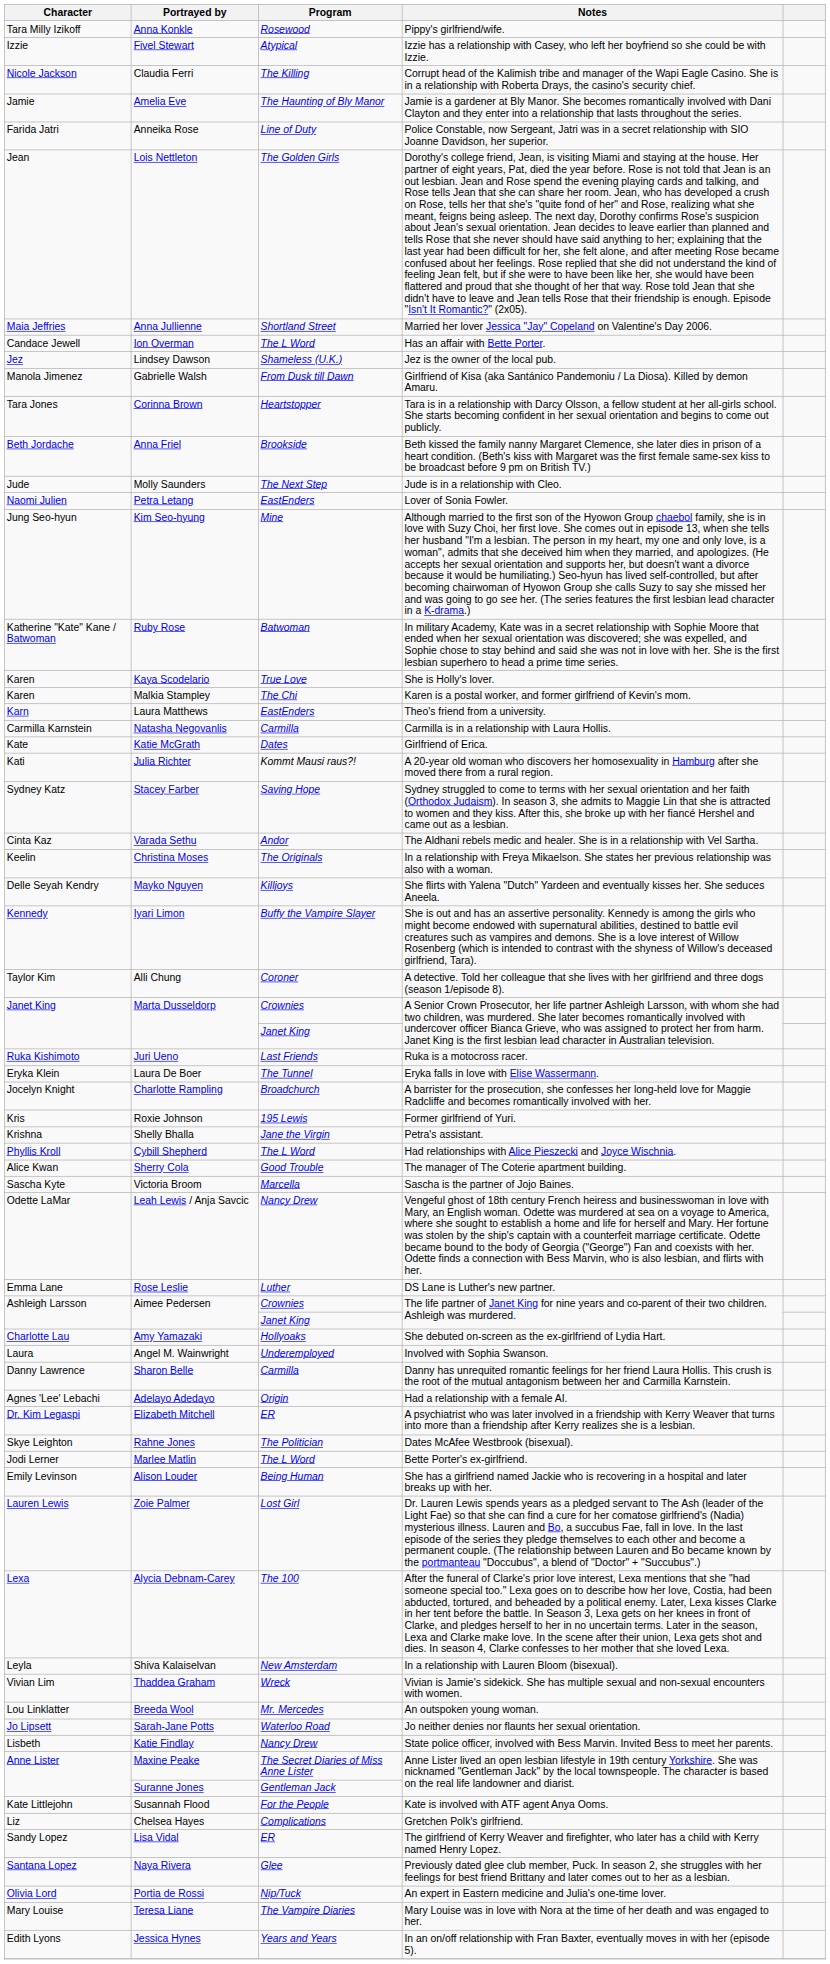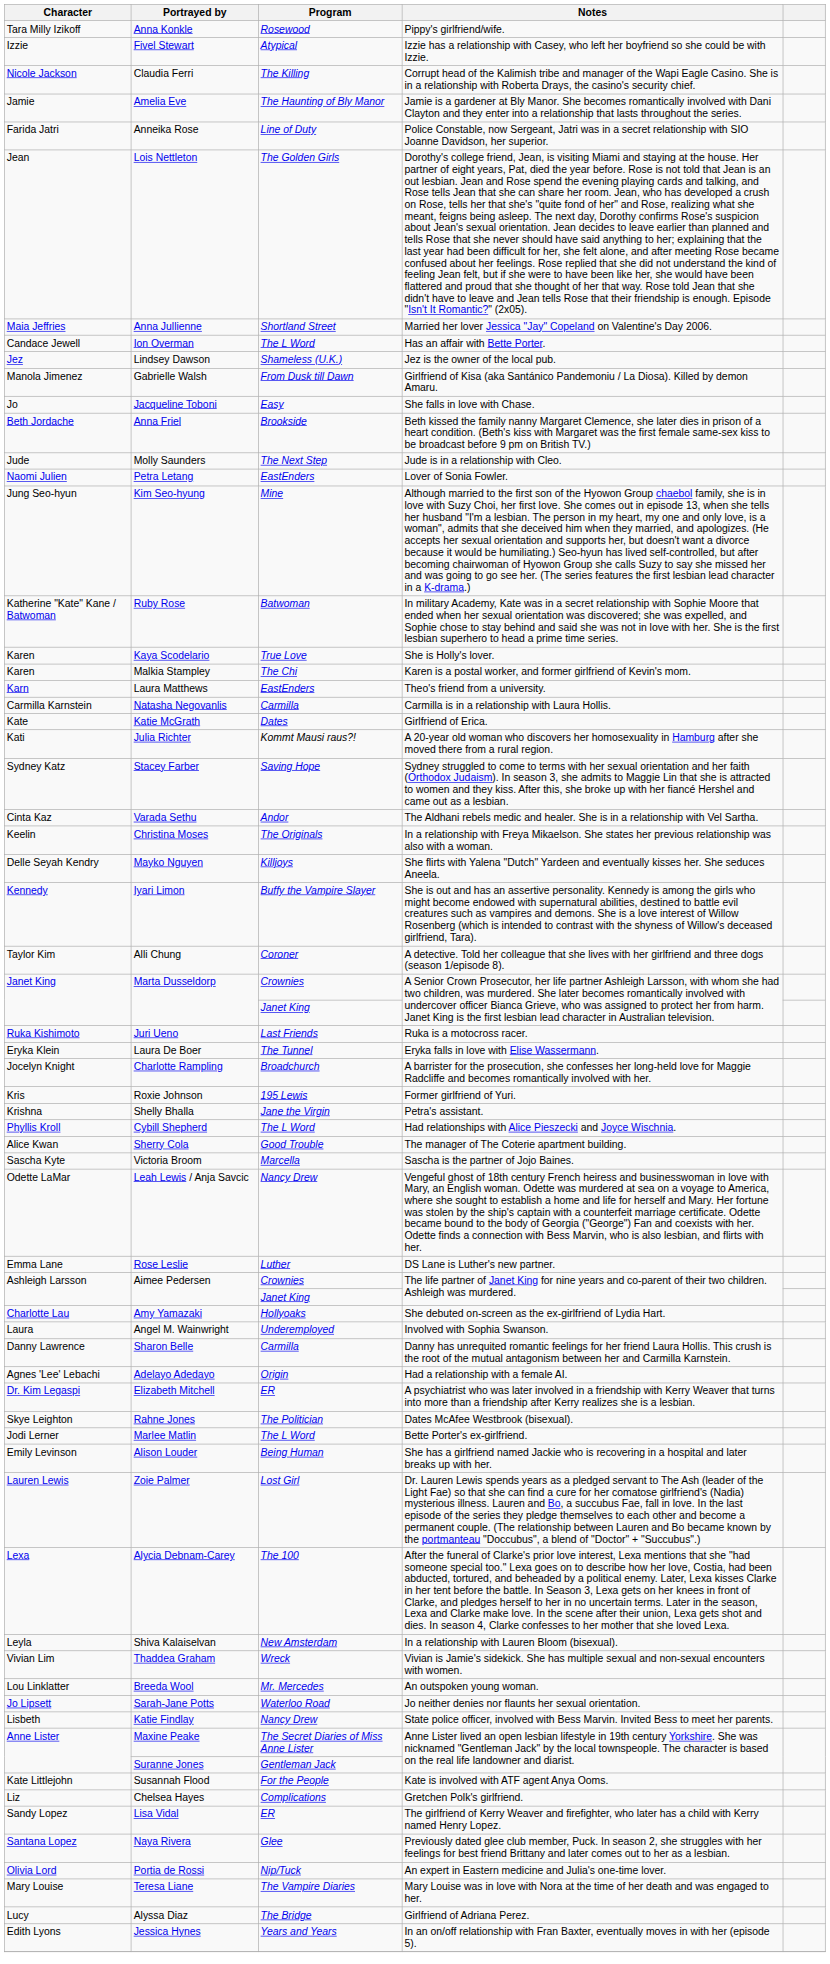+ row: (175, 404)
- row: (168, 404)
+ row: (161, 1915)
